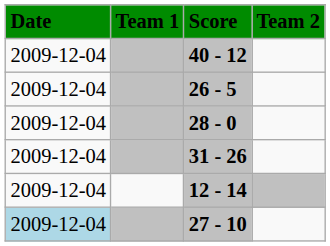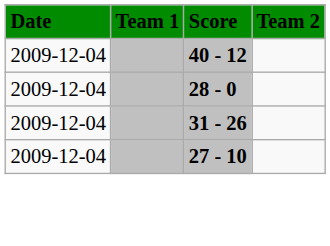- row: (213, 89)
- row: (218, 190)
(58, 224) lightblue background -> (58, 156) no background
